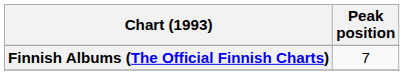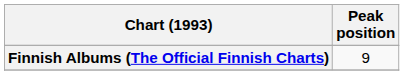(366, 57) 7 -> (366, 57) 9
